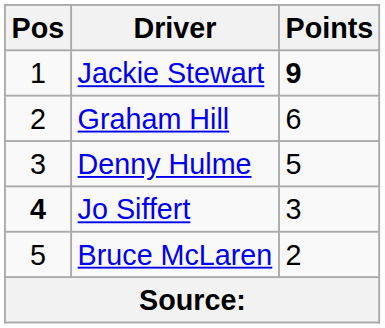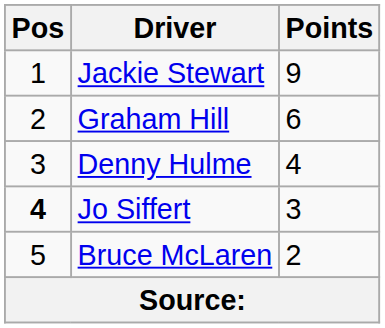(294, 73) bold -> (294, 73) normal
(294, 164) 5 -> (294, 164) 4
